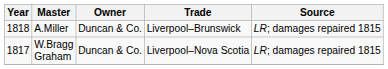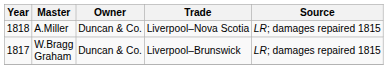(194, 28) Liverpool–Brunswick -> (198, 28) Liverpool–Nova Scotia
(198, 50) Liverpool–Nova Scotia -> (194, 50) Liverpool–Brunswick
